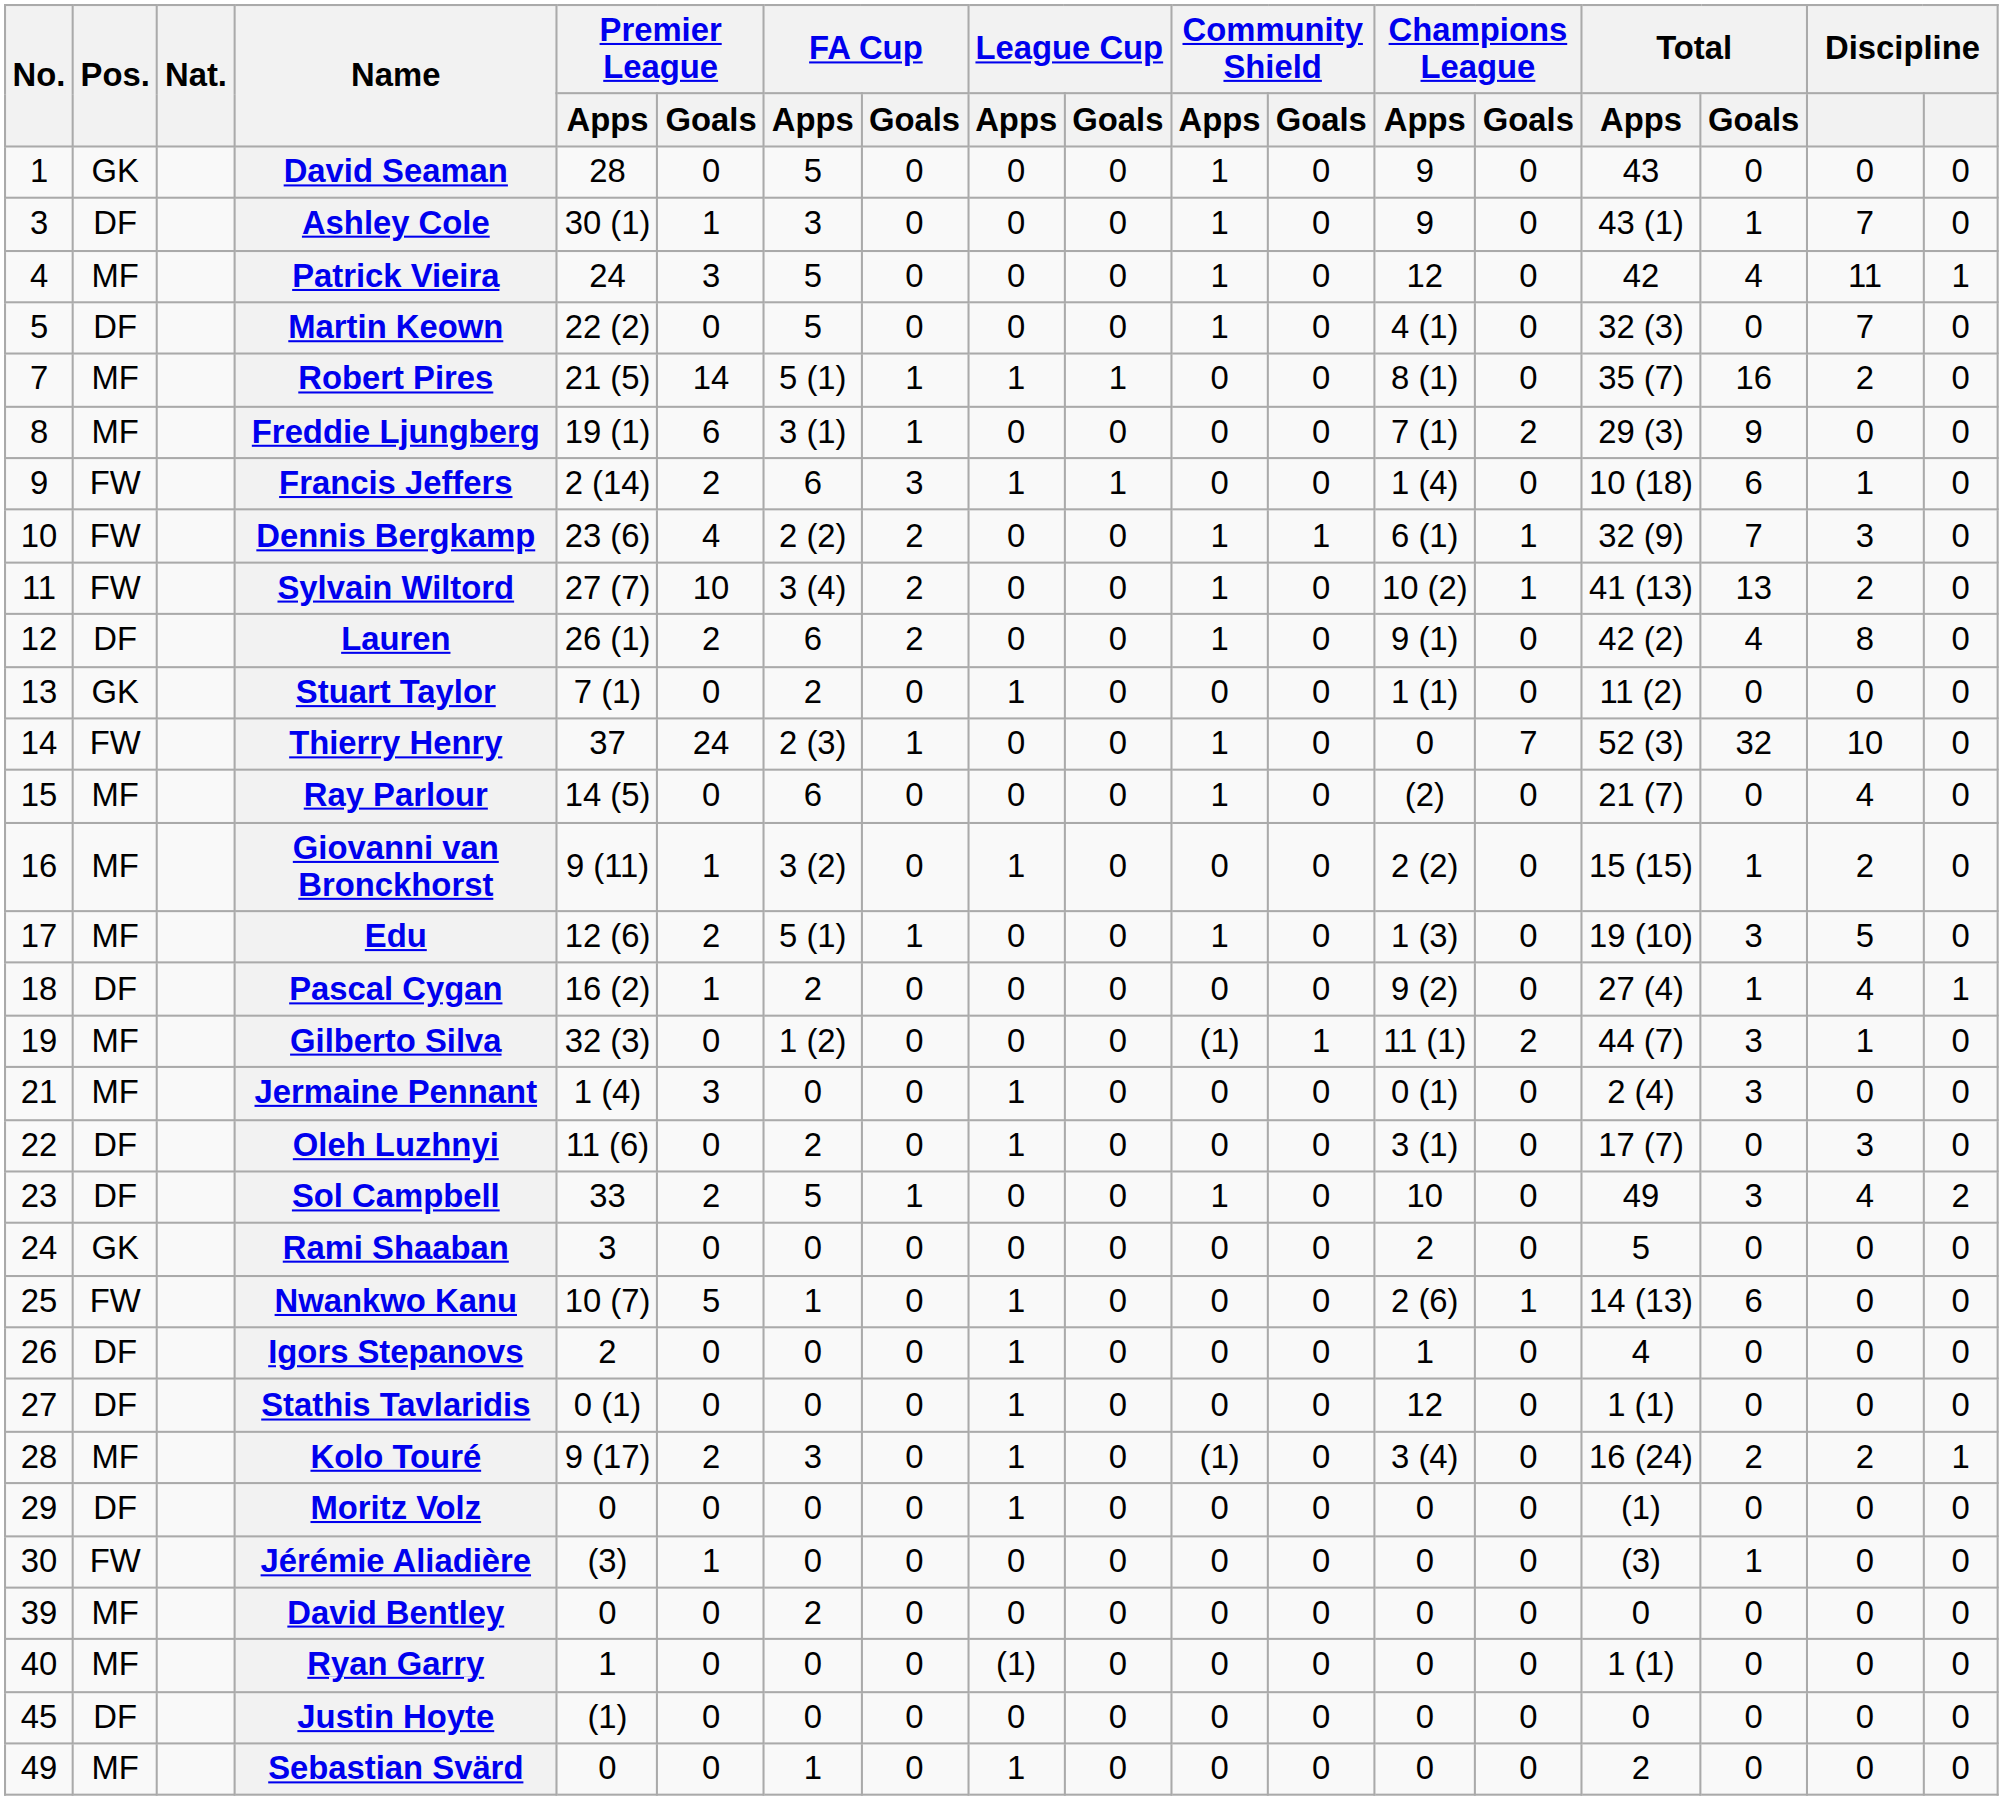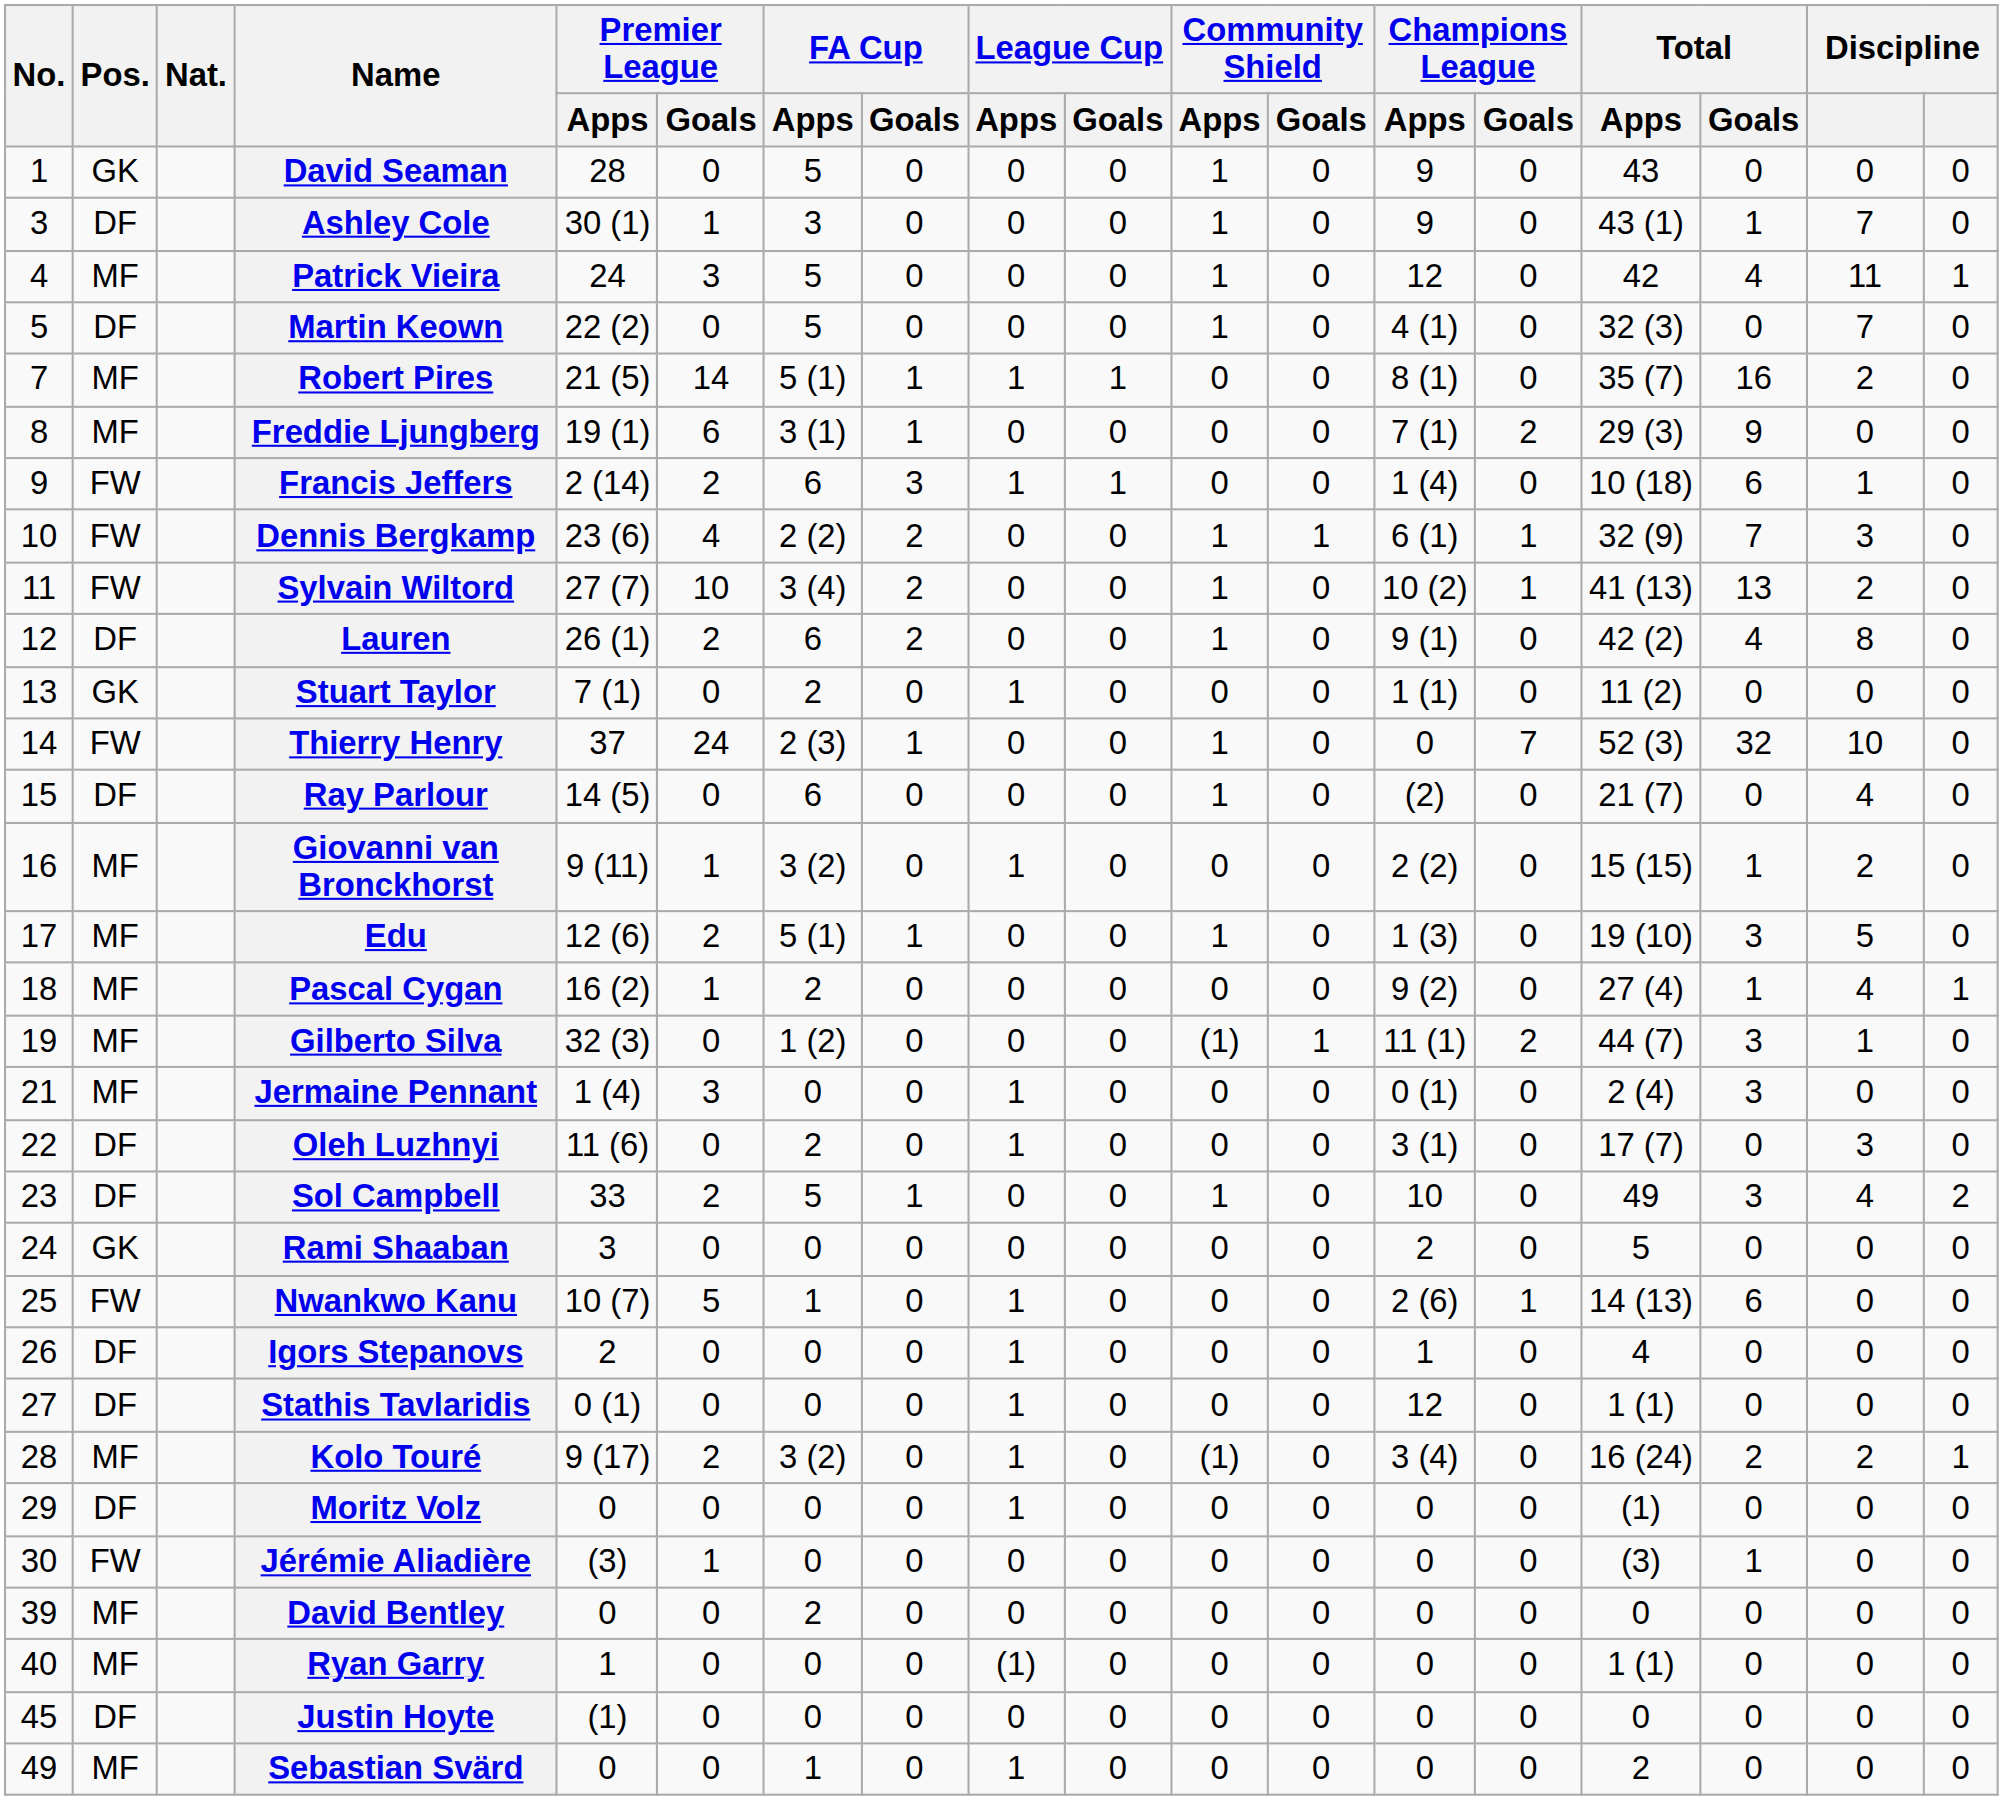(115, 795) MF -> (115, 795) DF
(115, 988) DF -> (115, 988) MF
(813, 1456) 3 -> (813, 1456) 3 (2)
